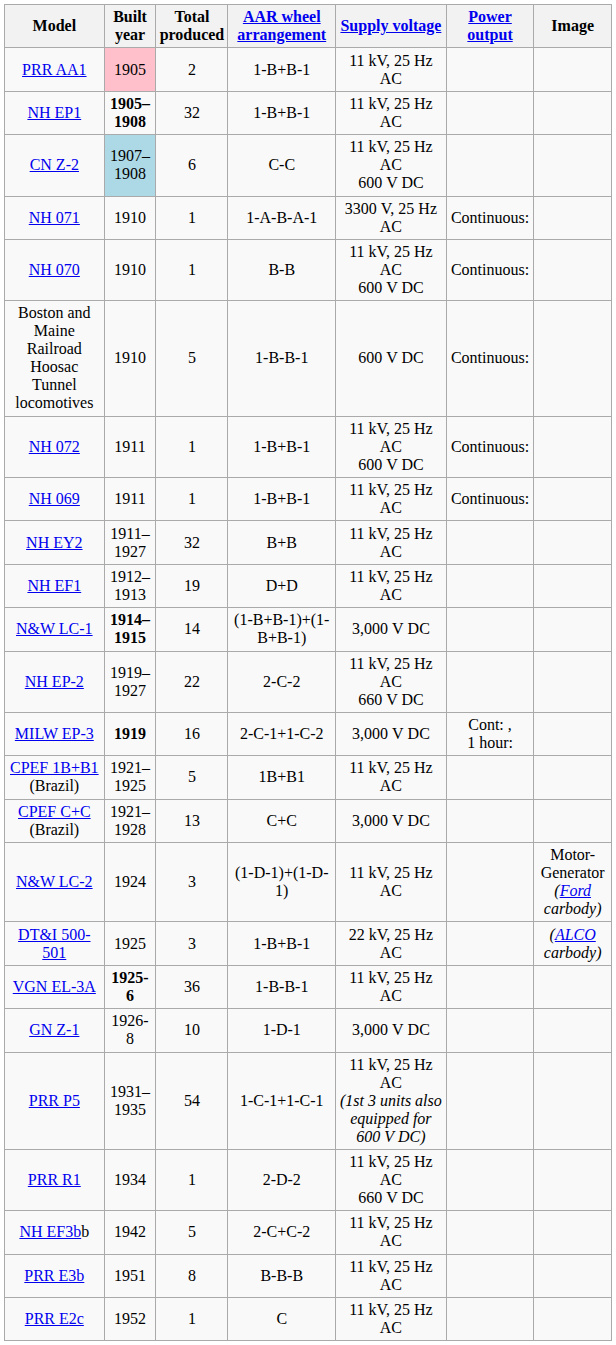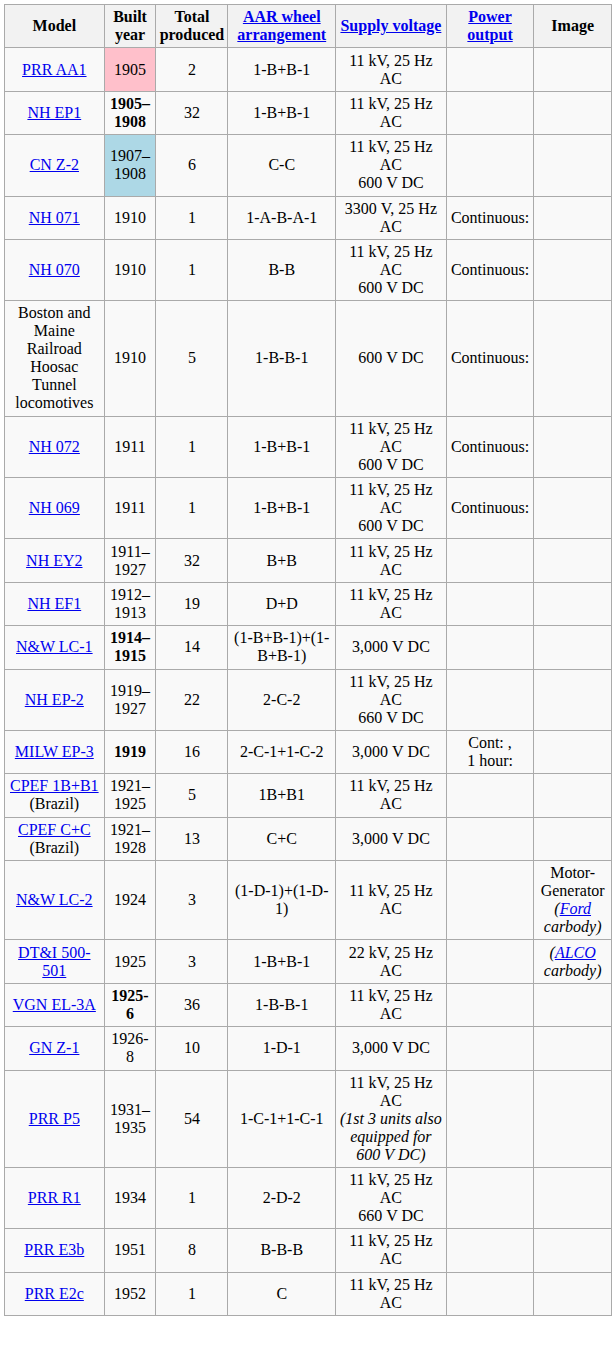(391, 499) 11 kV, 25 Hz AC -> (391, 508) 11 kV, 25 Hz AC 600 V DC
- row: (54, 1232)
